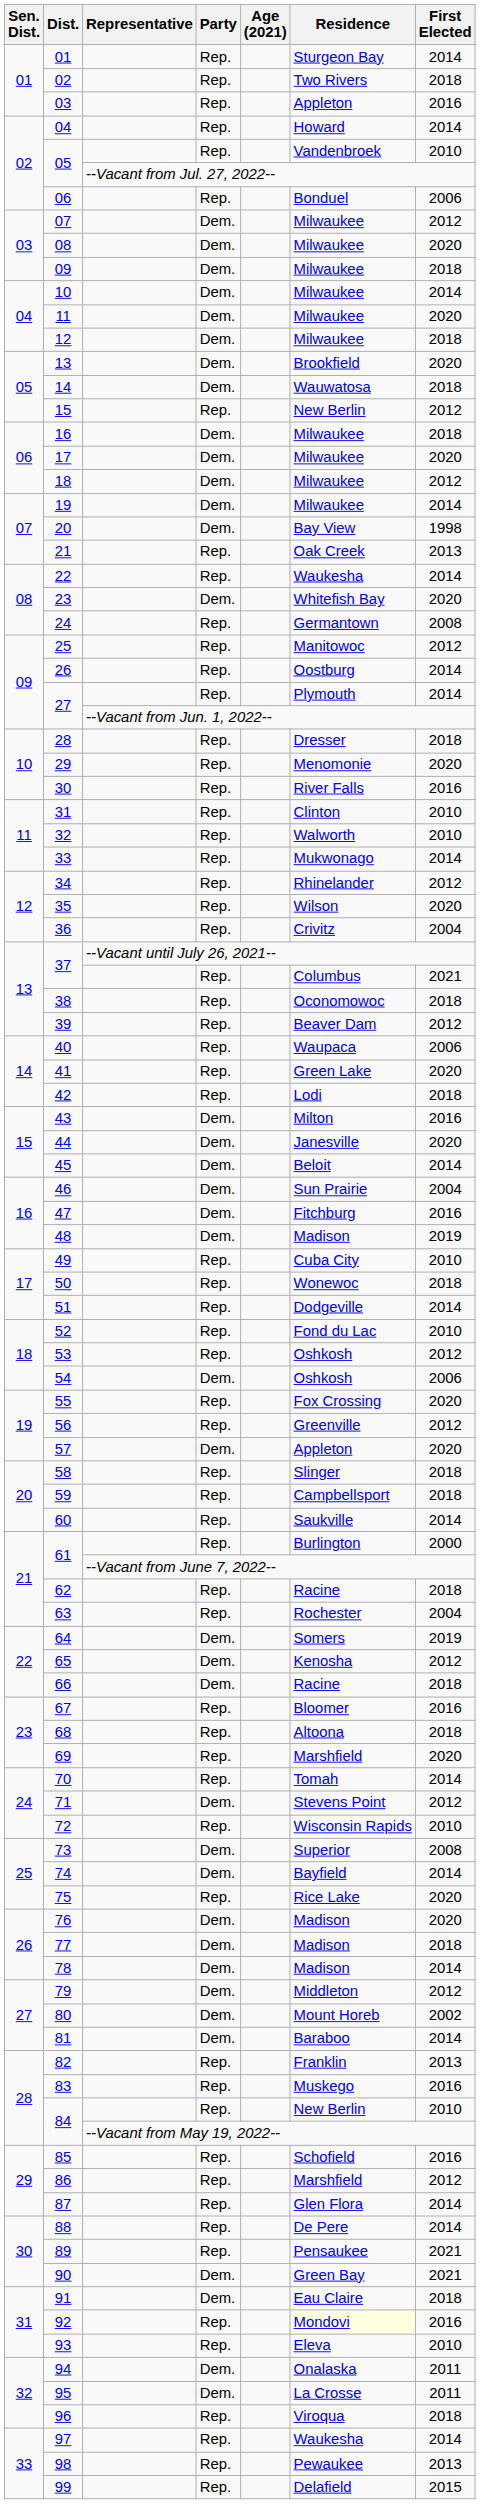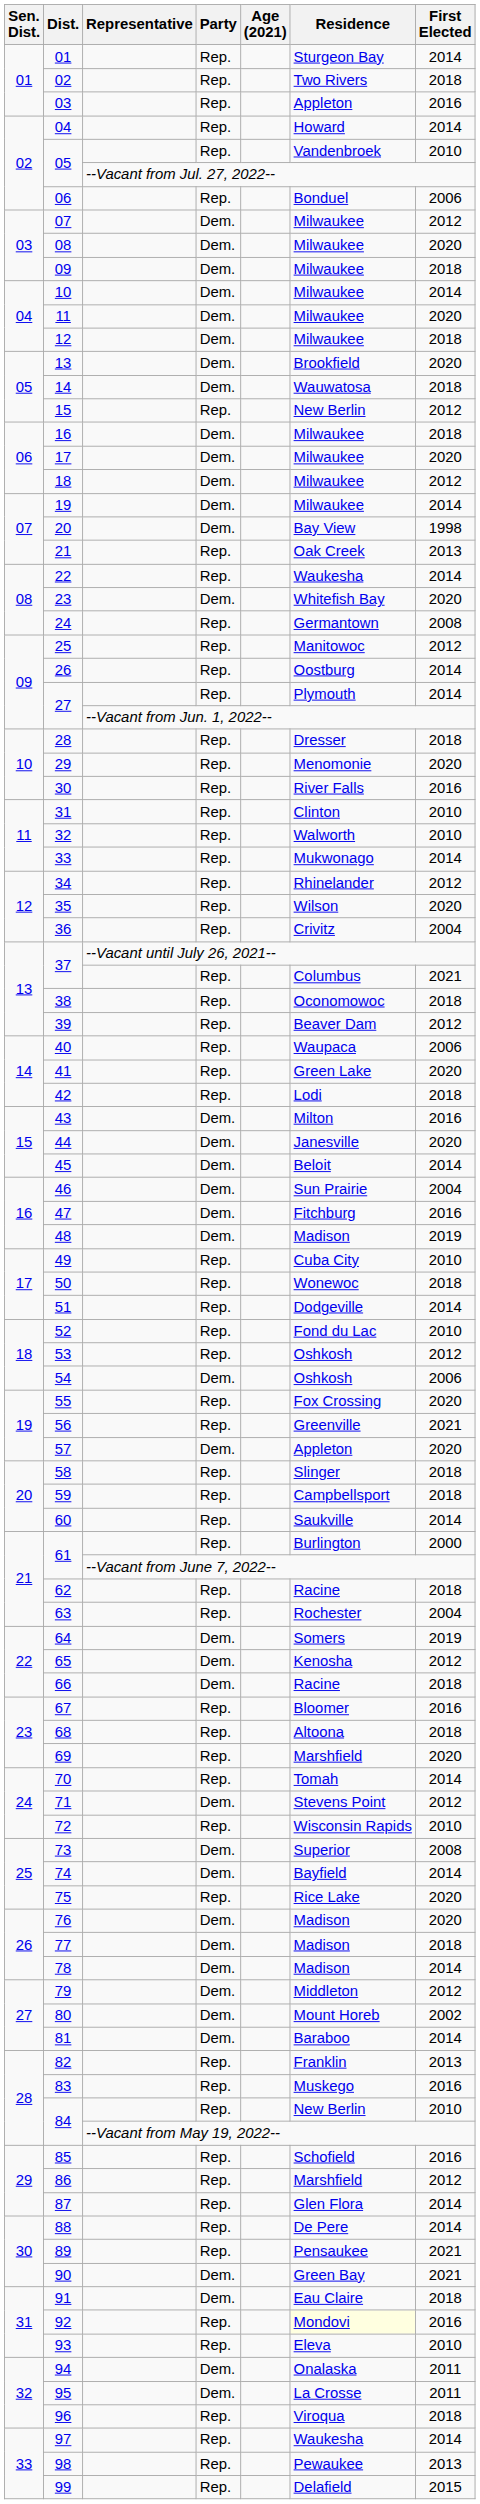(445, 1425) 2012 -> (445, 1425) 2021
